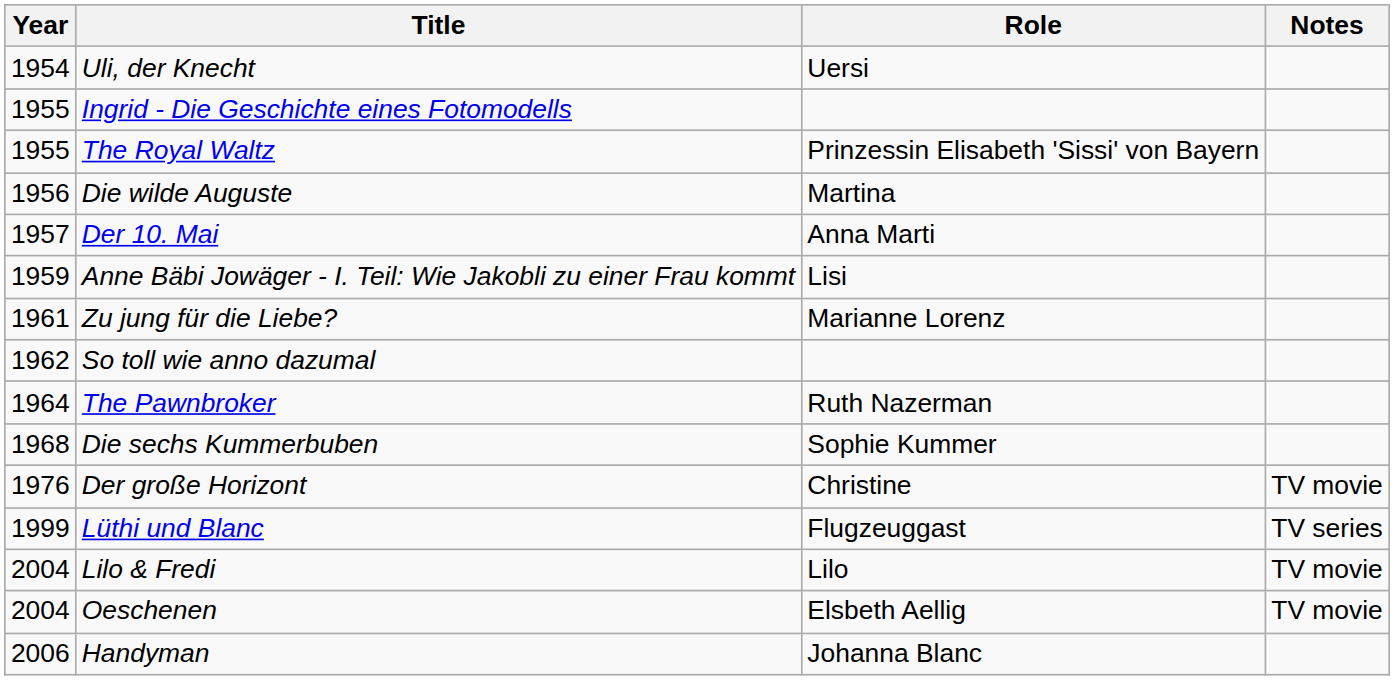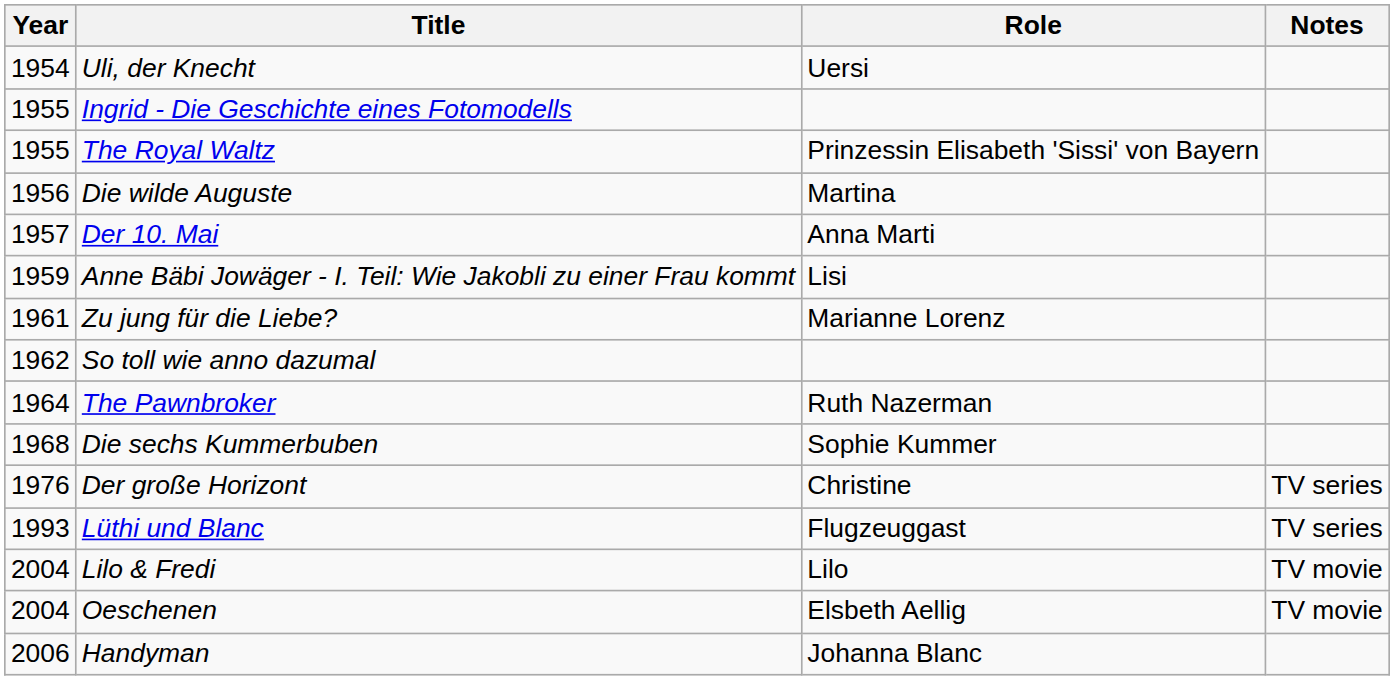(1327, 485) TV movie -> (1327, 485) TV series
(40, 527) 1999 -> (40, 527) 1993
